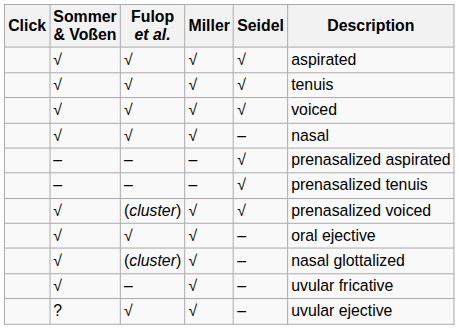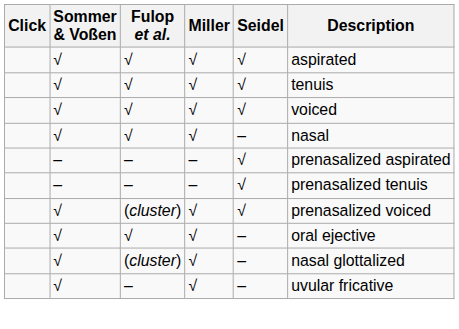- row: (58, 311)
